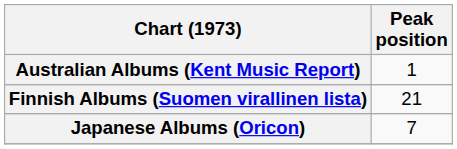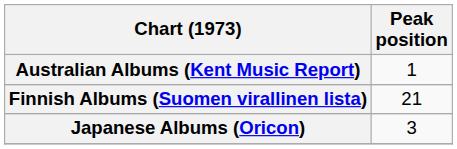(412, 128) 7 -> (412, 128) 3
